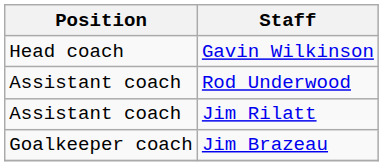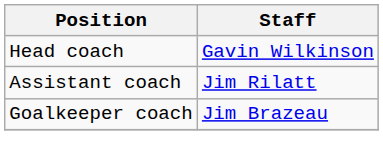- row: (276, 83)
